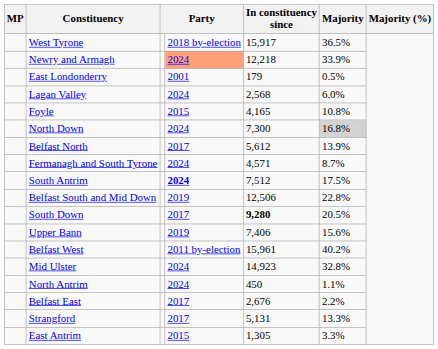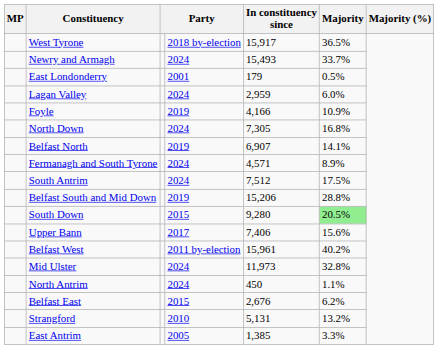(178, 59) lightsalmon background -> (178, 59) no background
(261, 59) 12,218 -> (261, 59) 15,493
(336, 59) 33.9% -> (336, 59) 33.7%
(258, 94) 2,568 -> (258, 94) 2,959
(178, 111) 2015 -> (178, 111) 2019
(258, 111) 4,165 -> (258, 111) 4,166
(336, 111) 10.8% -> (336, 111) 10.9%
(258, 128) 7,300 -> (258, 128) 7,305
(336, 128) lightgrey background -> (336, 128) no background
(178, 146) 2017 -> (178, 146) 2019
(258, 146) 5,612 -> (258, 146) 6,907
(336, 146) 13.9% -> (336, 146) 14.1%
(333, 163) 8.7% -> (333, 163) 8.9%
(178, 180) bold -> (178, 180) normal
(261, 197) 12,506 -> (261, 197) 15,206
(336, 197) 22.8% -> (336, 197) 28.8%
(178, 215) 2017 -> (178, 215) 2015
(258, 215) bold -> (258, 215) normal
(336, 215) no background -> (336, 215) lightgreen background
(178, 232) 2019 -> (178, 232) 2017
(261, 266) 14,923 -> (261, 266) 11,973
(178, 301) 2017 -> (178, 301) 2015
(333, 301) 2.2% -> (333, 301) 6.2%
(178, 318) 2017 -> (178, 318) 2010
(336, 318) 13.3% -> (336, 318) 13.2%
(178, 335) 2015 -> (178, 335) 2005
(258, 335) 1,305 -> (258, 335) 1,385
